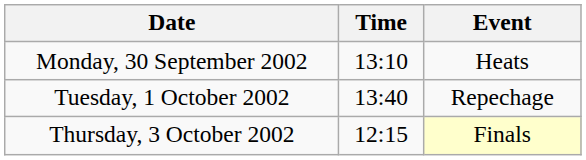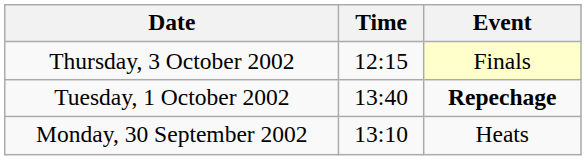rows swapped: (172, 60) <-> (172, 135)
(502, 97) normal -> (502, 97) bold
